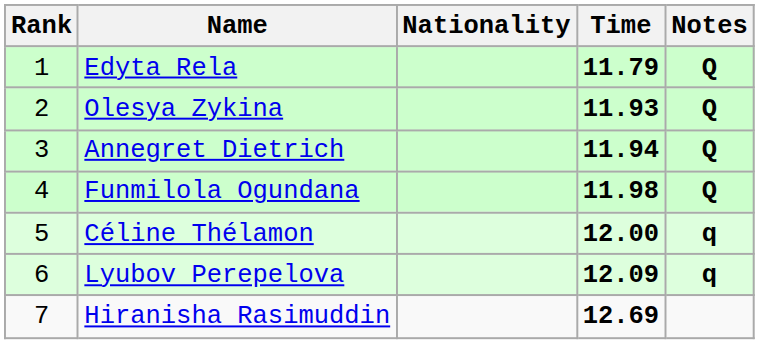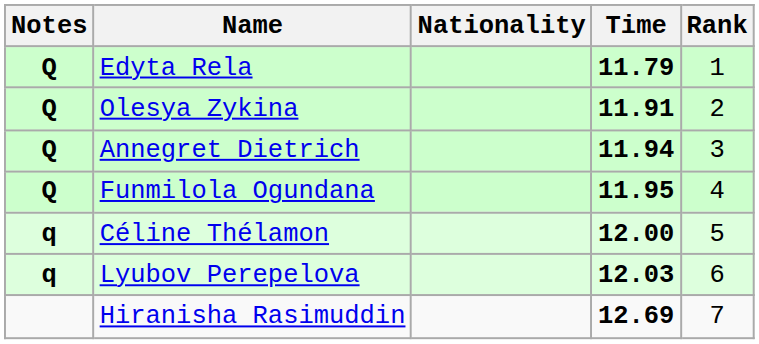columns swapped: (42, 26) <-> (709, 26)
(621, 109) 11.93 -> (636, 109) 11.91
(621, 192) 11.98 -> (636, 192) 11.95
(621, 275) 12.09 -> (636, 275) 12.03
